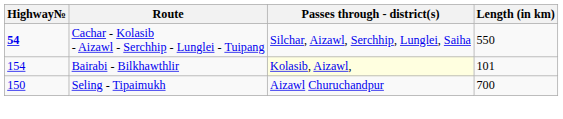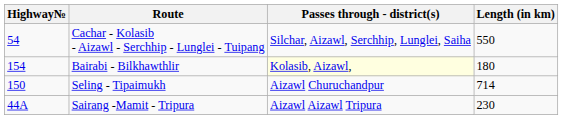(13, 40) bold -> (13, 40) normal
(486, 66) 101 -> (486, 66) 180
(486, 85) 700 -> (486, 85) 714
+ row: (133, 104)
